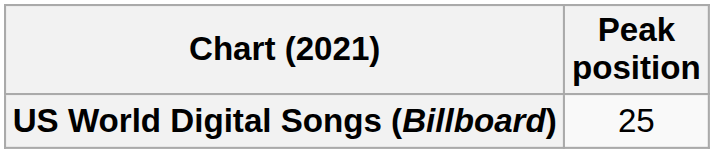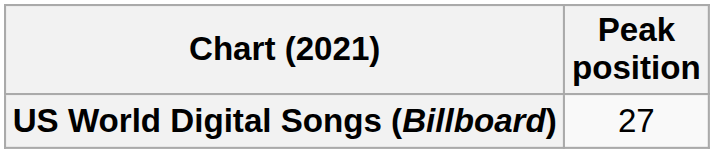(636, 120) 25 -> (636, 120) 27
